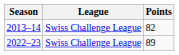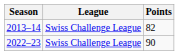(151, 43) 89 -> (151, 43) 90
